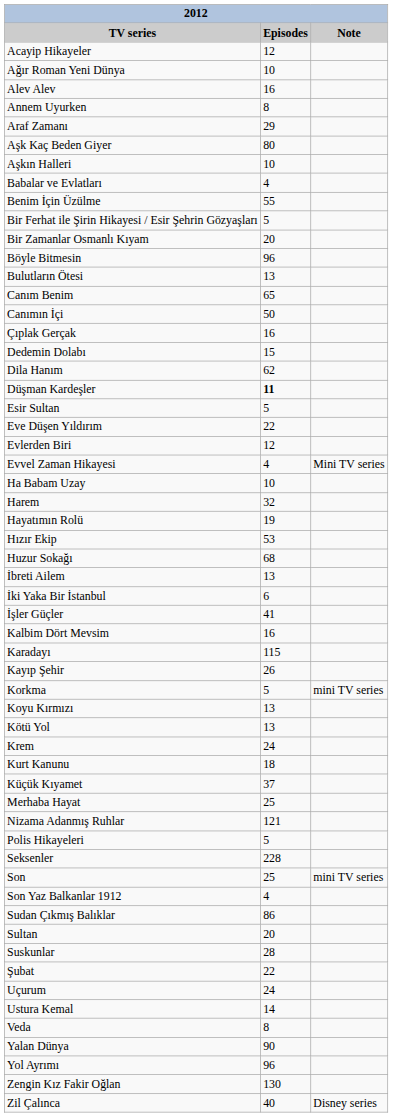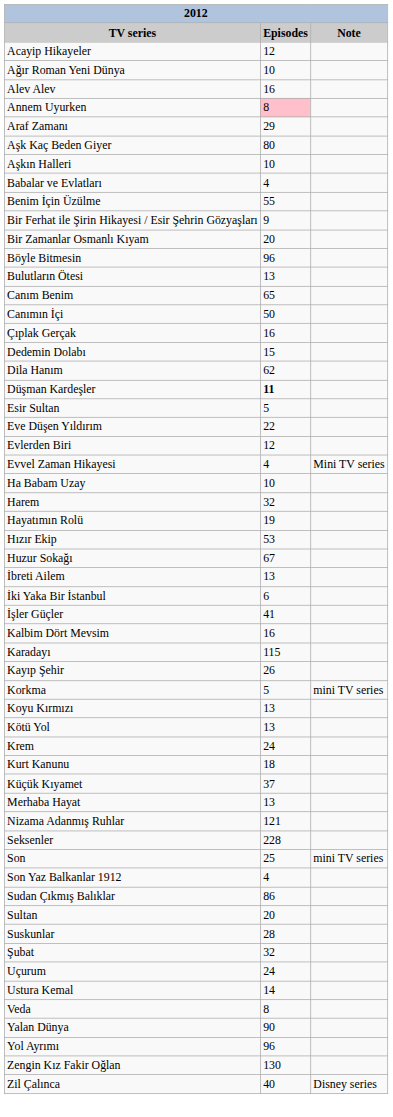(266, 107) no background -> (266, 107) pink background
(266, 220) 5 -> (266, 220) 9
(269, 558) 68 -> (269, 558) 67
(269, 802) 25 -> (269, 802) 13
- row: (45, 840)
(269, 971) 22 -> (269, 952) 32
